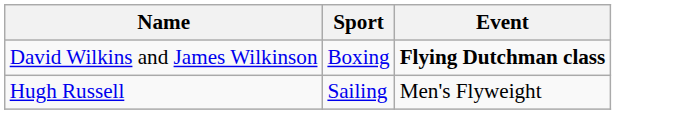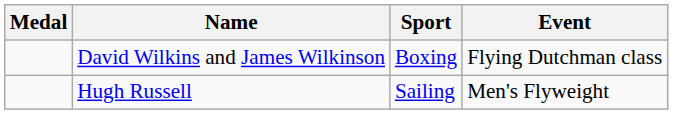+ column: (38, 22)
(502, 57) bold -> (565, 57) normal
